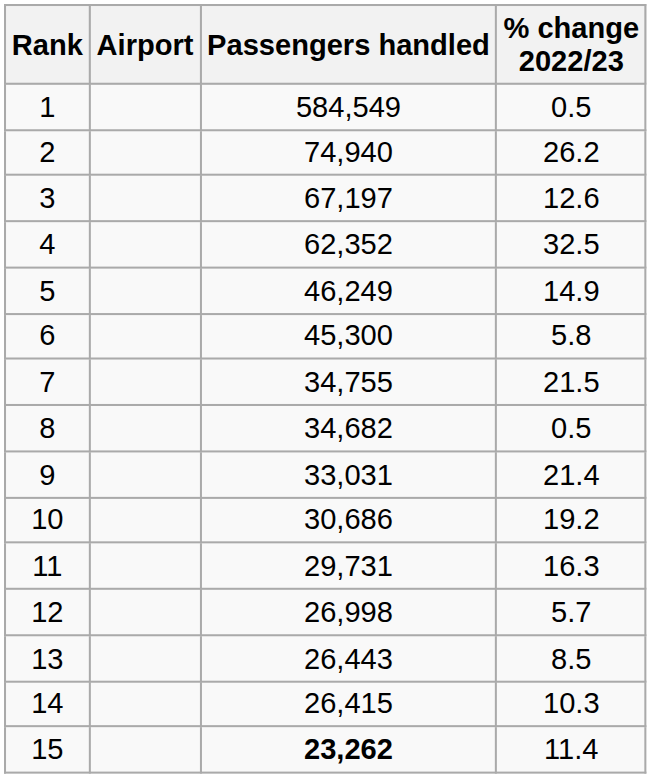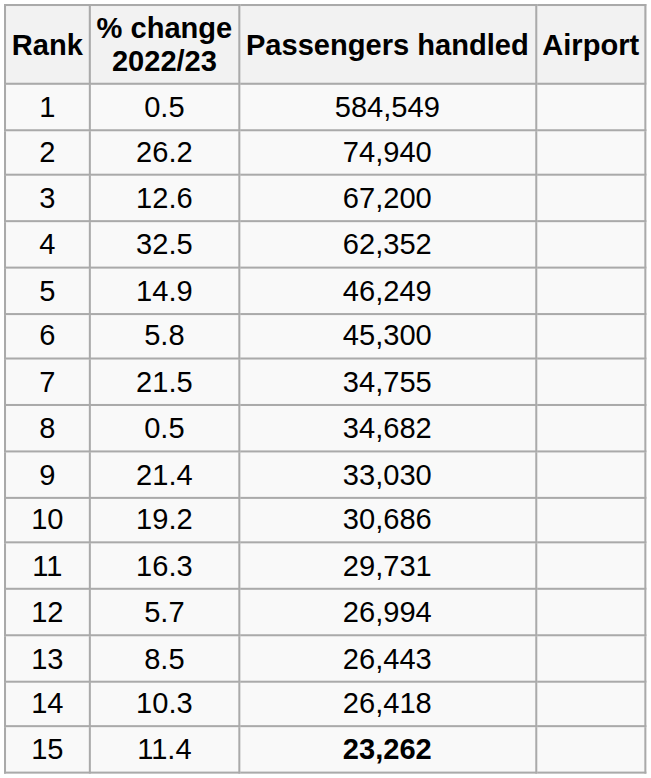columns swapped: (145, 45) <-> (571, 45)
(348, 199) 67,197 -> (387, 199) 67,200
(348, 474) 33,031 -> (387, 474) 33,030
(348, 612) 26,998 -> (387, 612) 26,994
(348, 704) 26,415 -> (387, 704) 26,418
